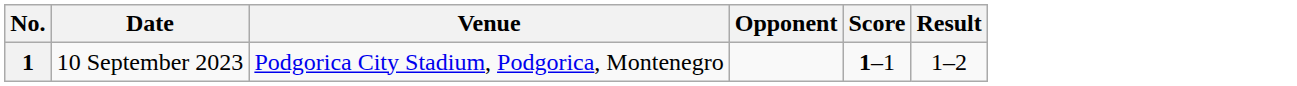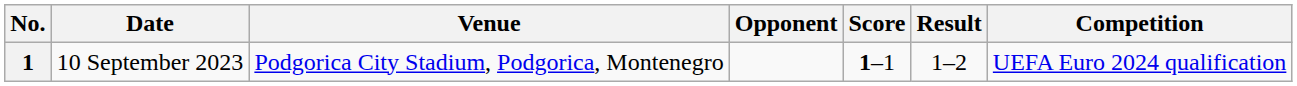+ column: (1140, 23)
